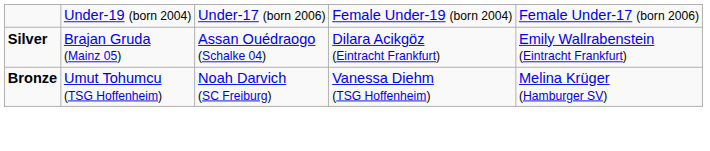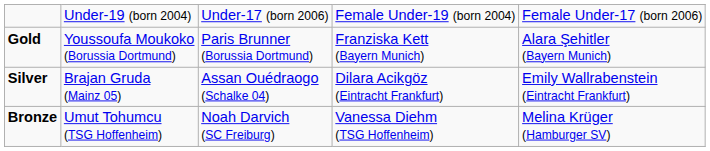+ row: (24, 39)
